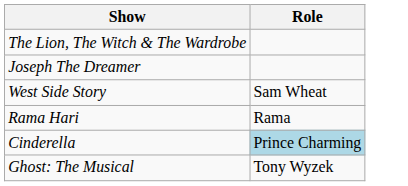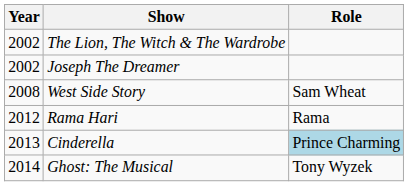+ column: (24, 17)
